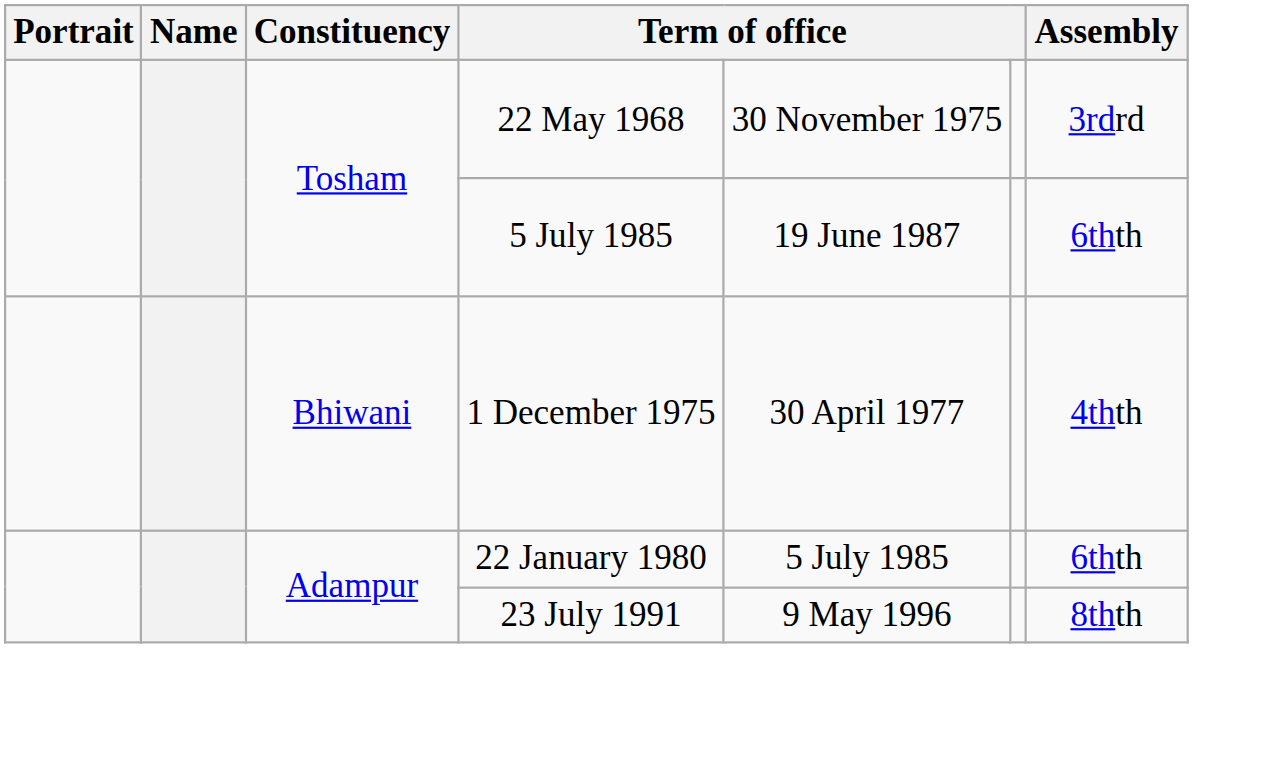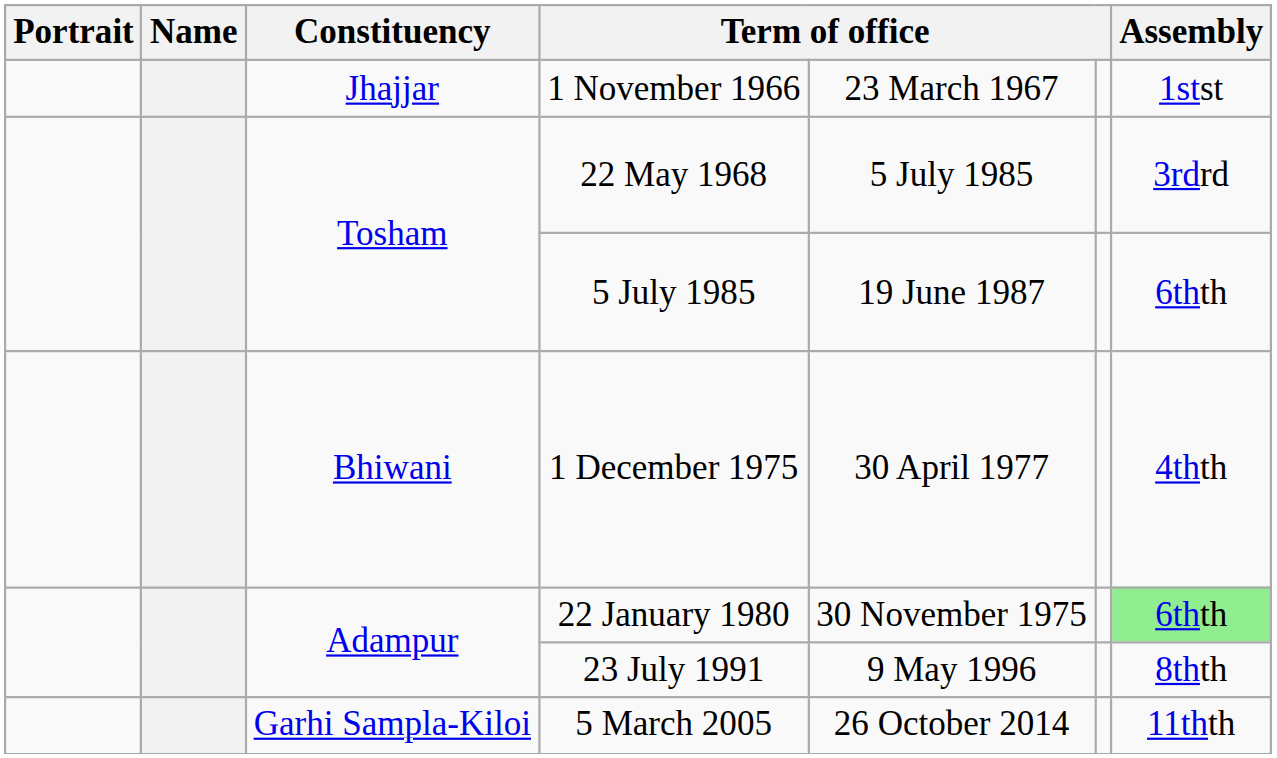+ row: (674, 87)
(867, 118) 30 November 1975 -> (952, 174) 5 July 1985
(867, 558) 5 July 1985 -> (952, 613) 30 November 1975
(1107, 558) no background -> (1191, 613) lightgreen background
+ row: (674, 724)
